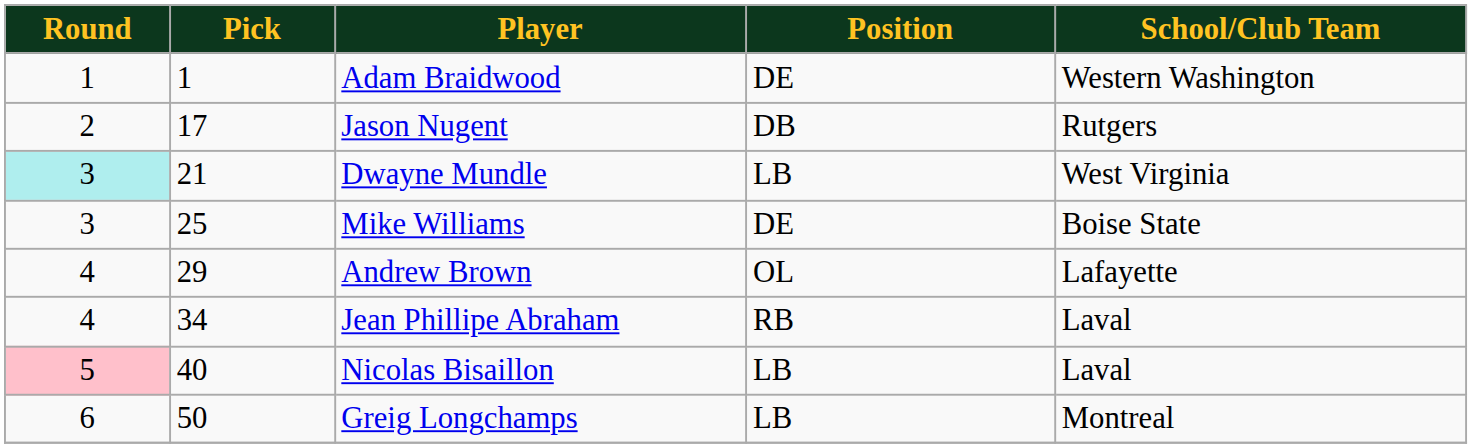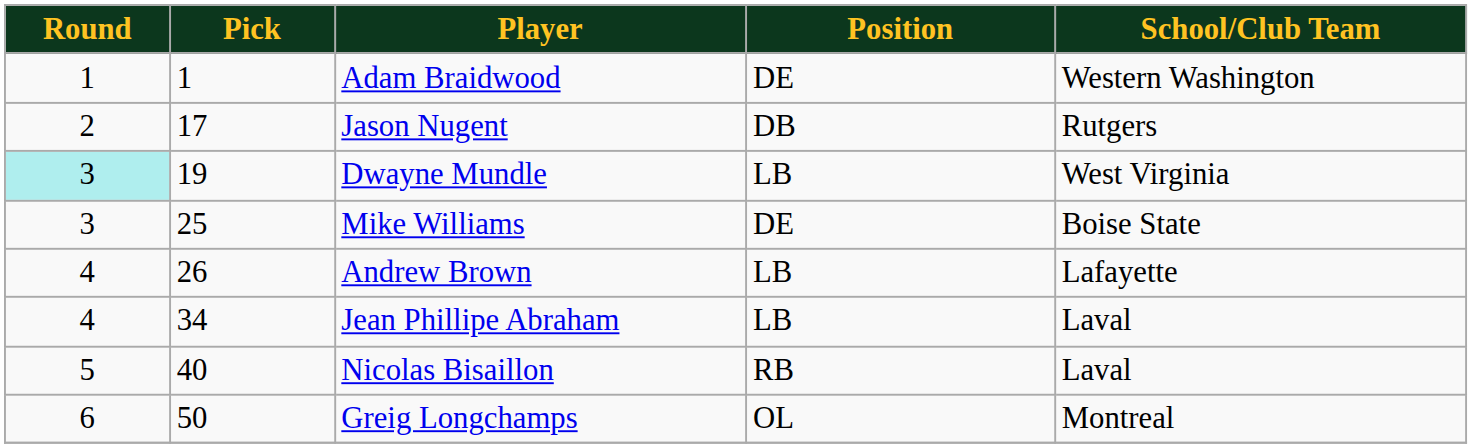(192, 175) 21 -> (192, 175) 19
(192, 272) 29 -> (192, 272) 26
(773, 272) OL -> (773, 272) LB
(773, 321) RB -> (773, 321) LB
(87, 369) pink background -> (87, 369) no background
(773, 369) LB -> (773, 369) RB
(773, 418) LB -> (773, 418) OL
